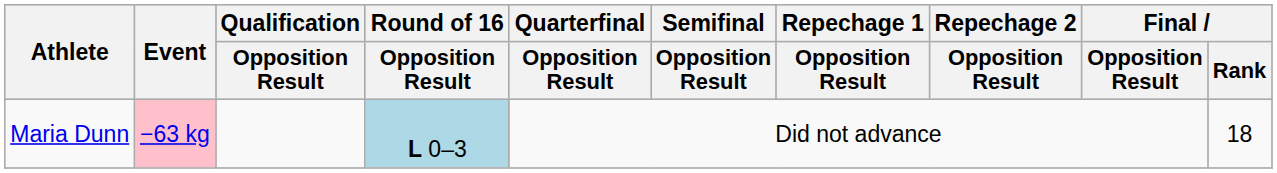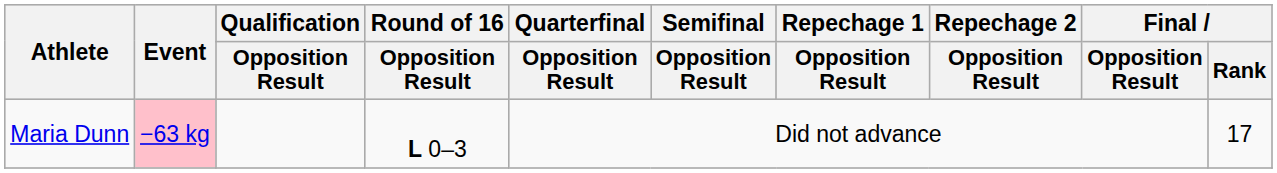(437, 150) lightblue background -> (437, 150) no background
(1240, 134) 18 -> (1240, 134) 17
